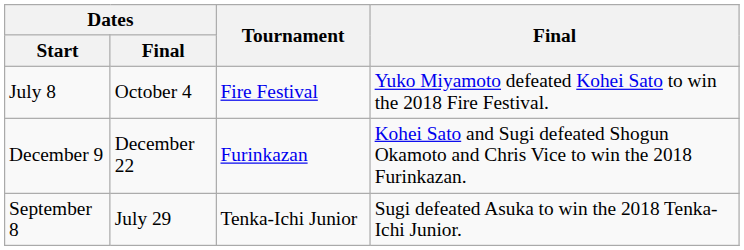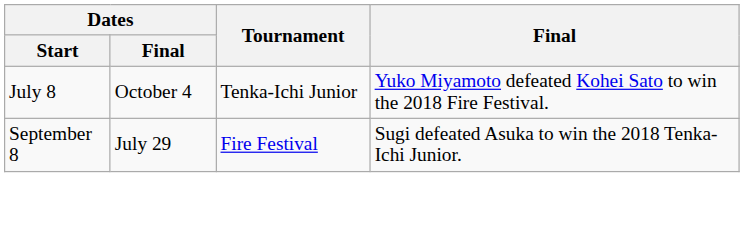(269, 92) Fire Festival -> (289, 92) Tenka-Ichi Junior
- row: (56, 155)
(289, 218) Tenka-Ichi Junior -> (269, 144) Fire Festival
